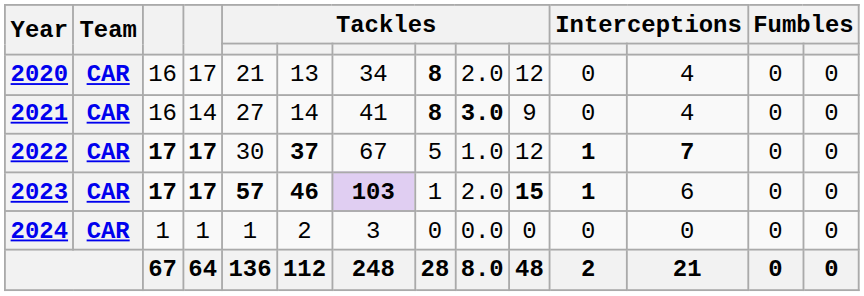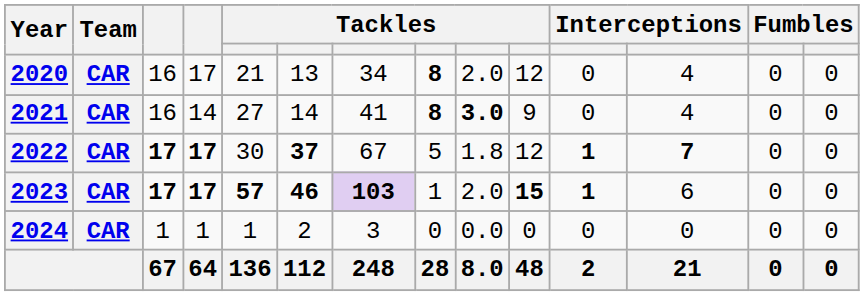(482, 153) 1.0 -> (482, 153) 1.8
